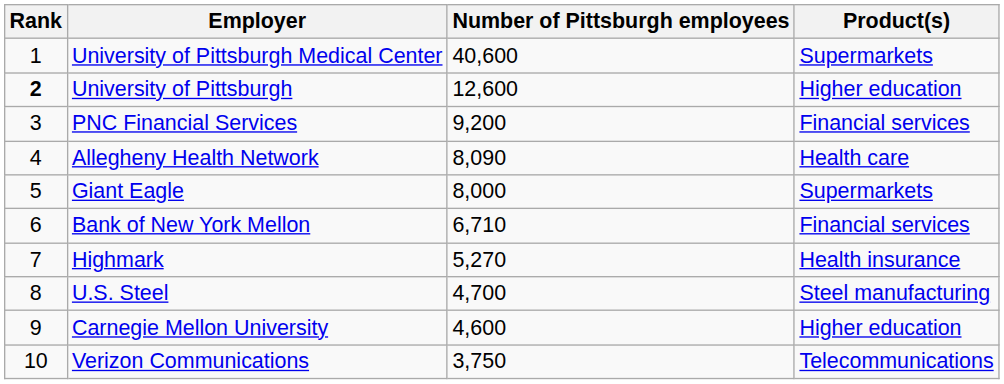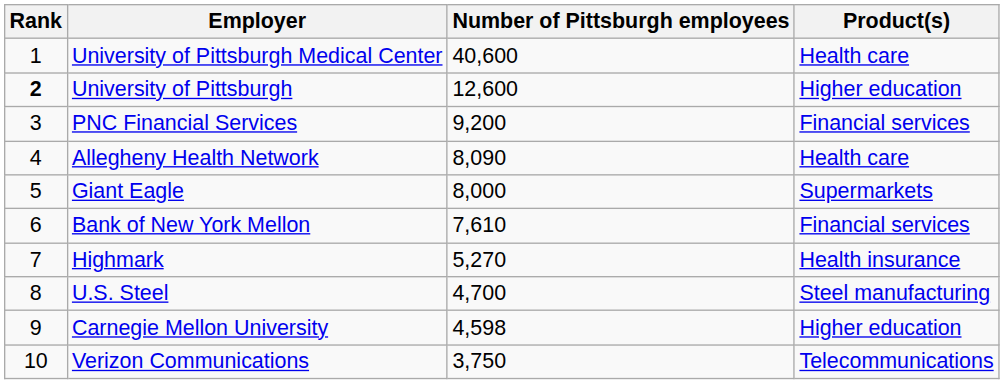(866, 55) Supermarkets -> (854, 55) Health care
(479, 225) 6,710 -> (479, 225) 7,610
(479, 327) 4,600 -> (479, 327) 4,598
